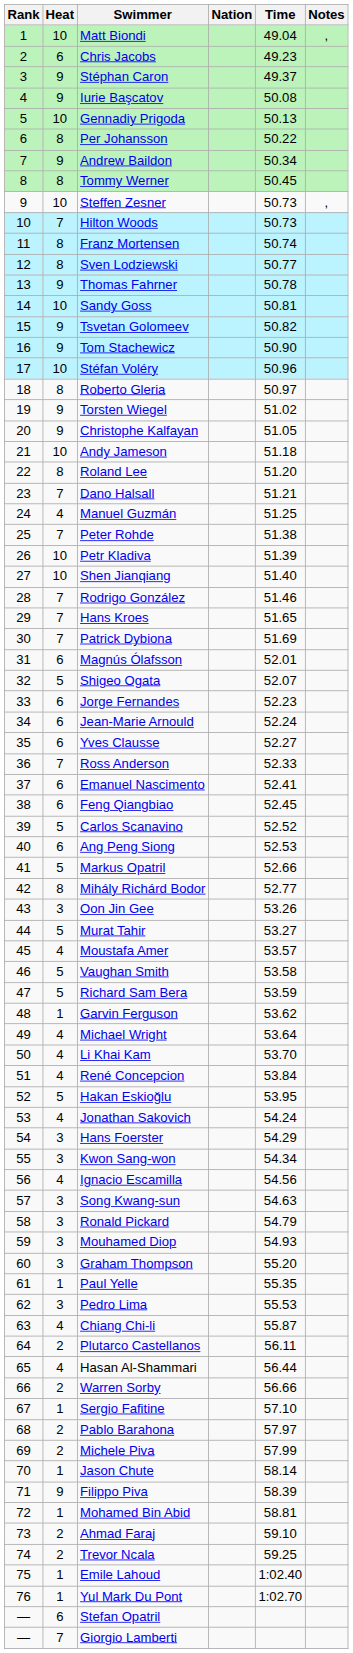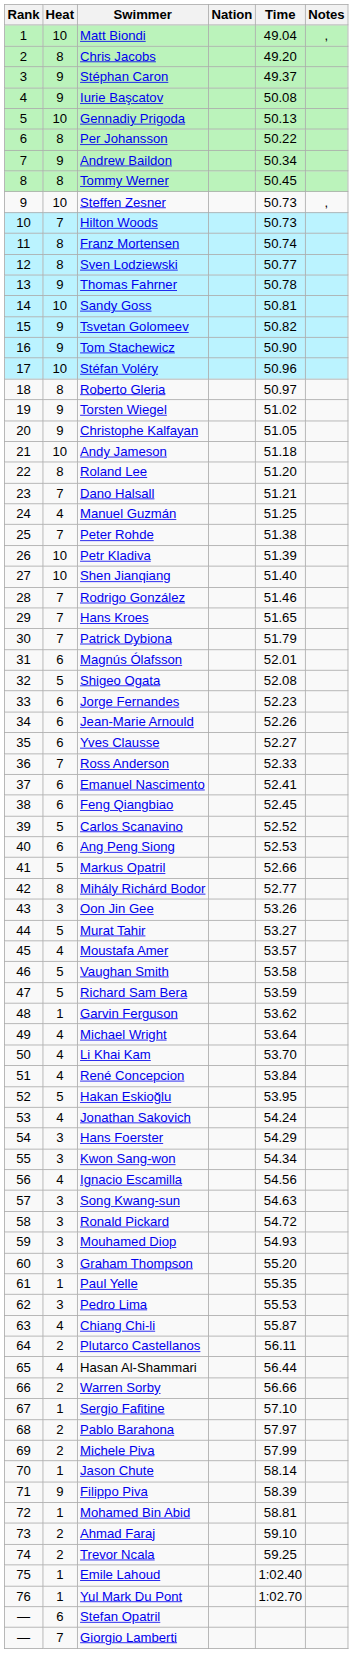(60, 56) 6 -> (60, 56) 8
(280, 56) 49.23 -> (280, 56) 49.20
(280, 639) 51.69 -> (280, 639) 51.79
(280, 680) 52.07 -> (280, 680) 52.08
(280, 722) 52.24 -> (280, 722) 52.26
(280, 1221) 54.79 -> (280, 1221) 54.72
